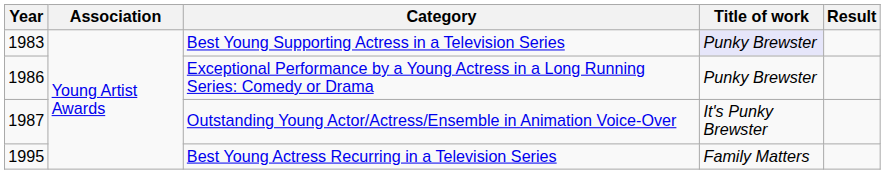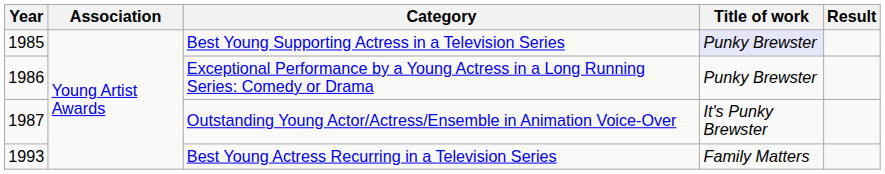(26, 42) 1983 -> (26, 42) 1985
(26, 156) 1995 -> (26, 156) 1993
